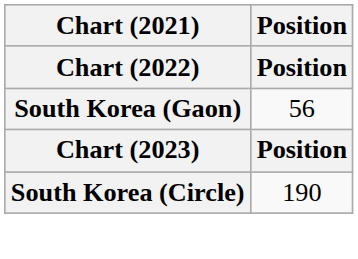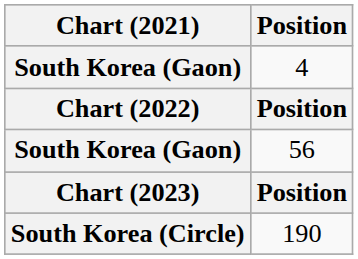+ row: (302, 66)
